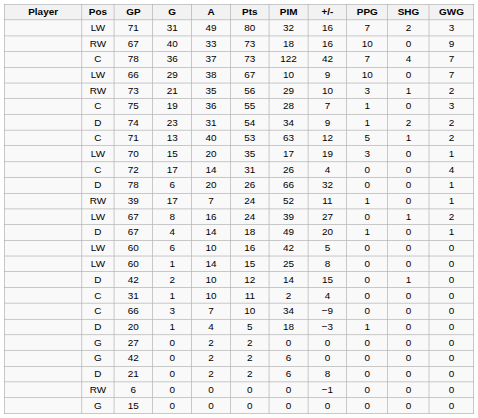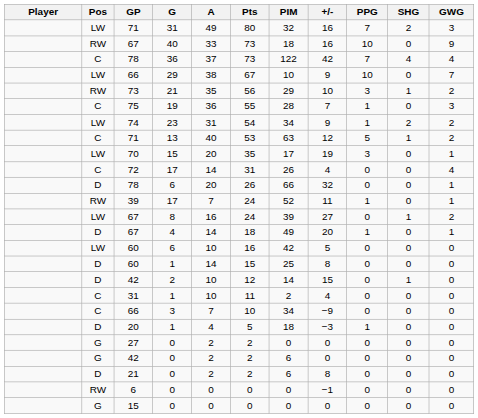(452, 59) 7 -> (452, 59) 4
(98, 122) D -> (98, 122) LW
(98, 264) LW -> (98, 264) D
